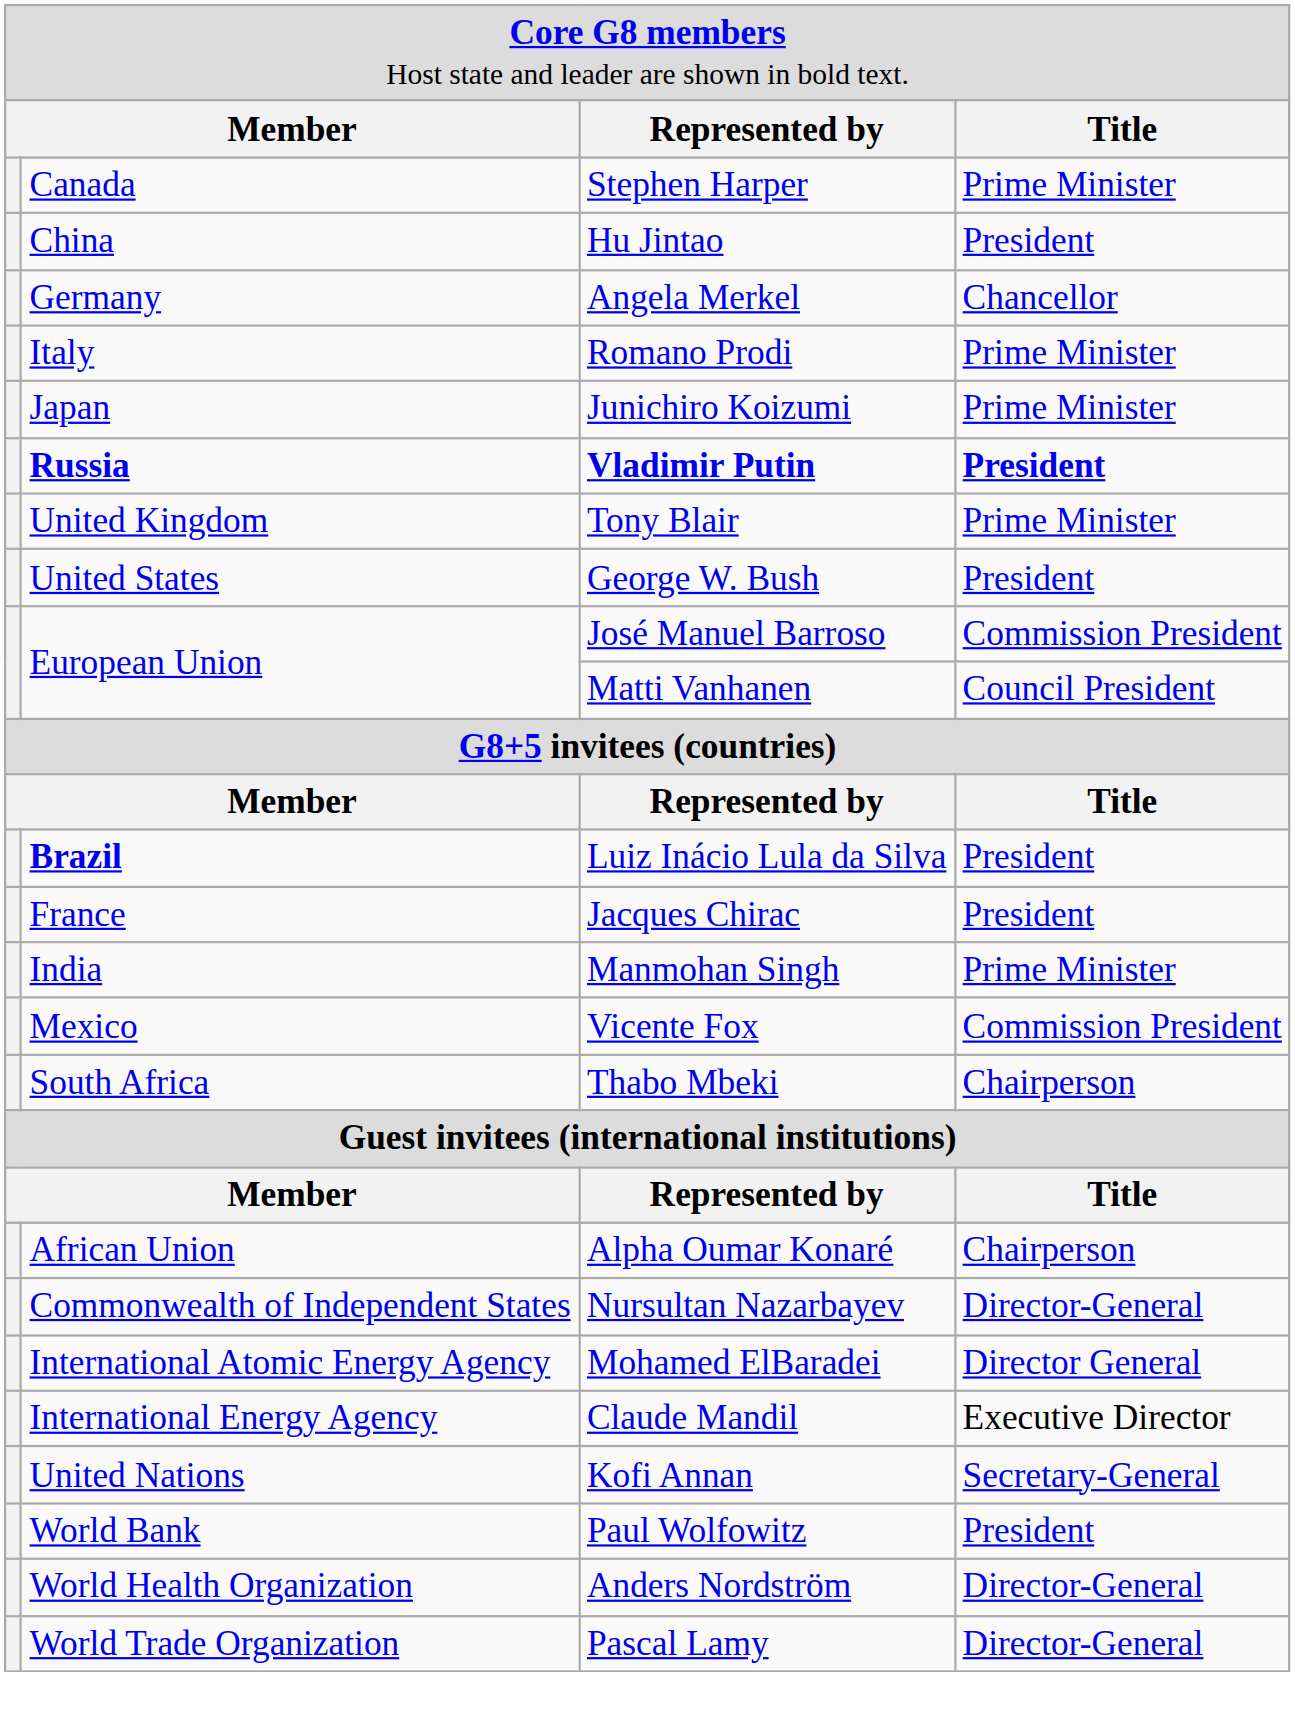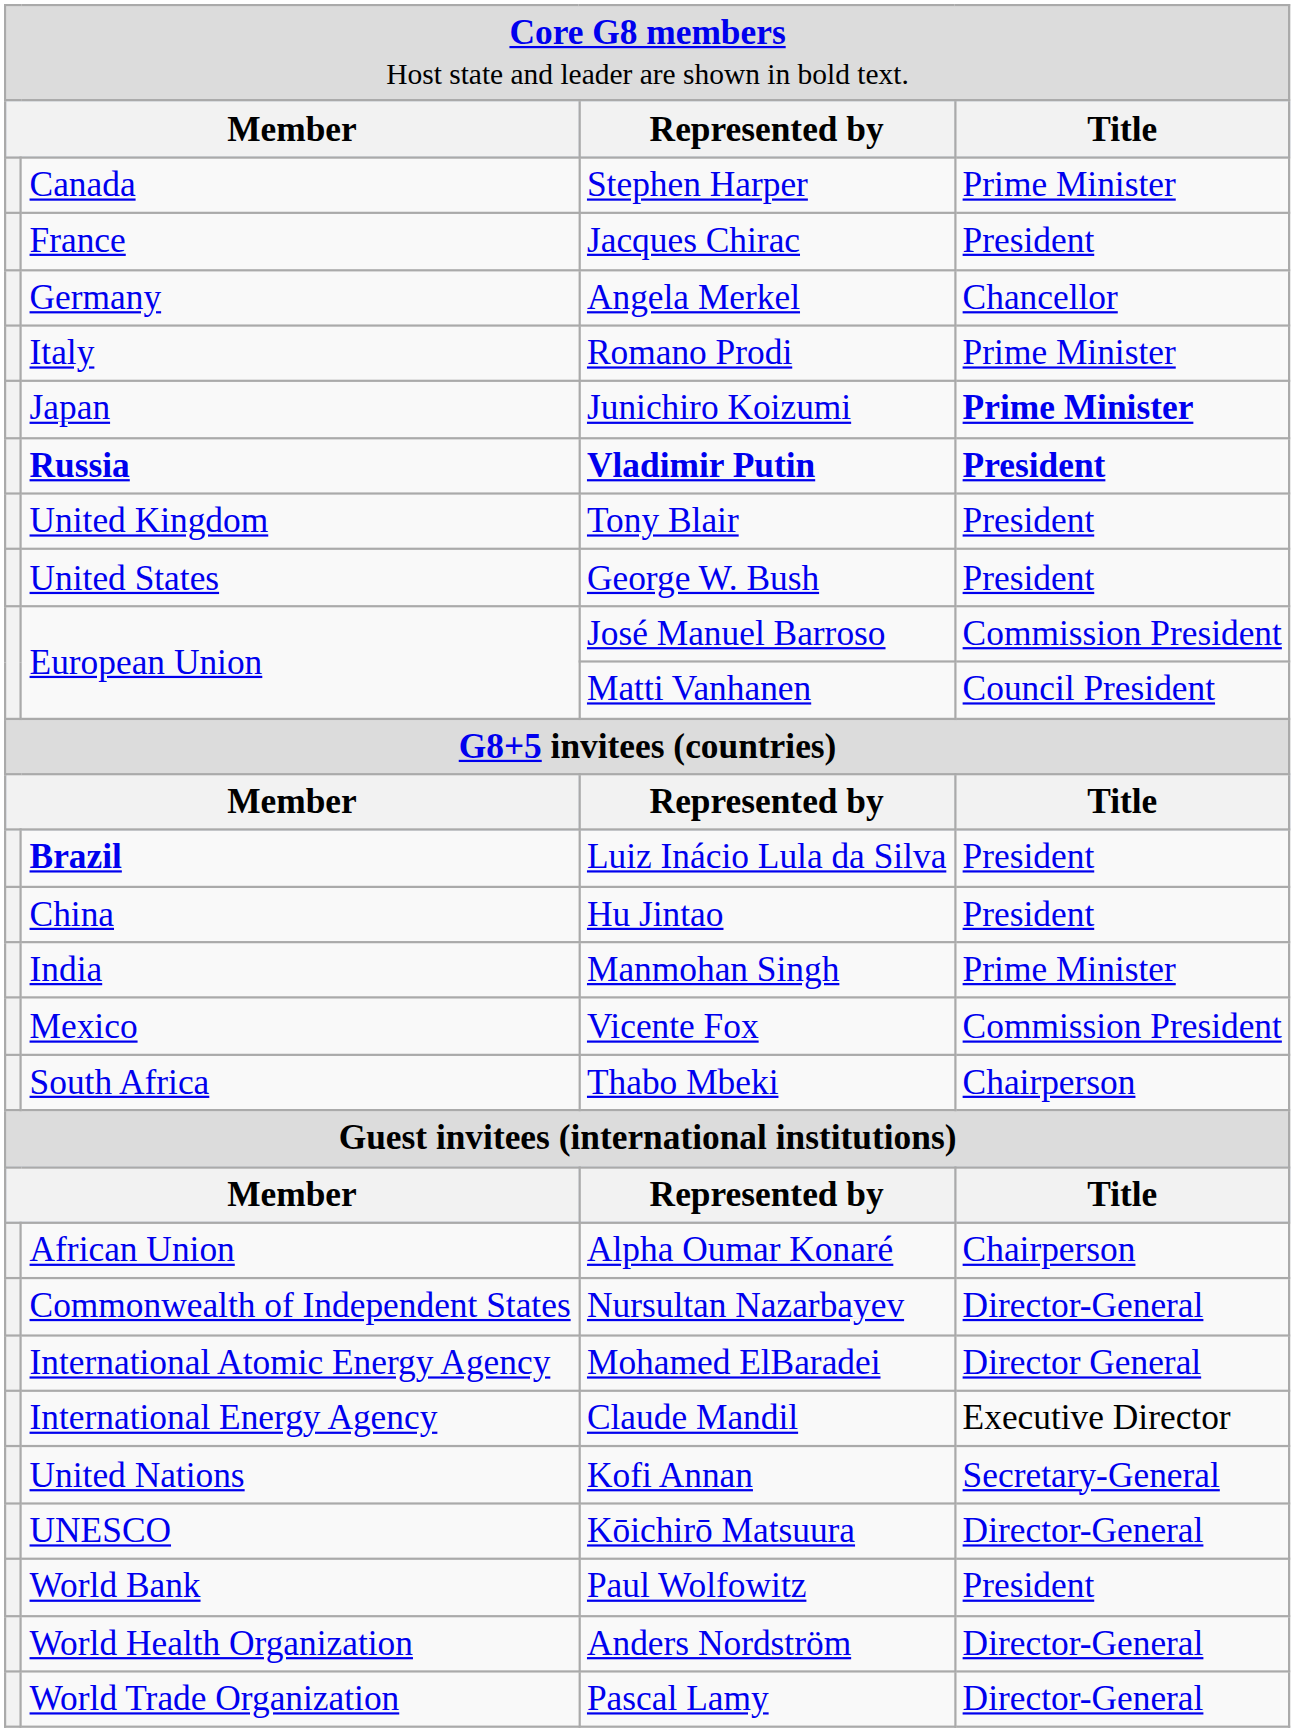rows swapped: (693, 913) <-> (655, 240)
(1069, 408) normal -> (1078, 408) bold
(1069, 520) Prime Minister -> (1028, 520) President
+ row: (721, 1530)
